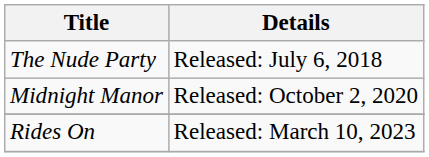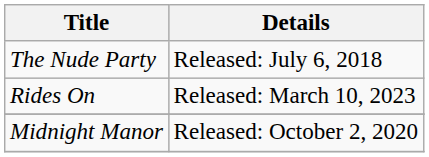rows swapped: (87, 95) <-> (53, 132)
